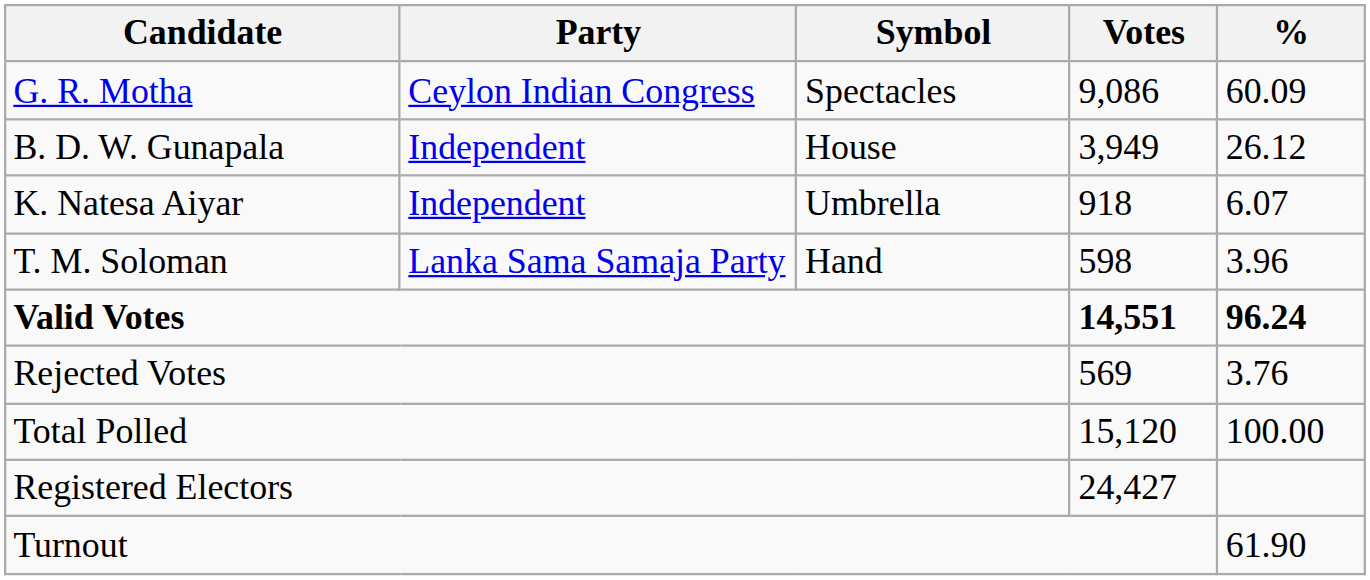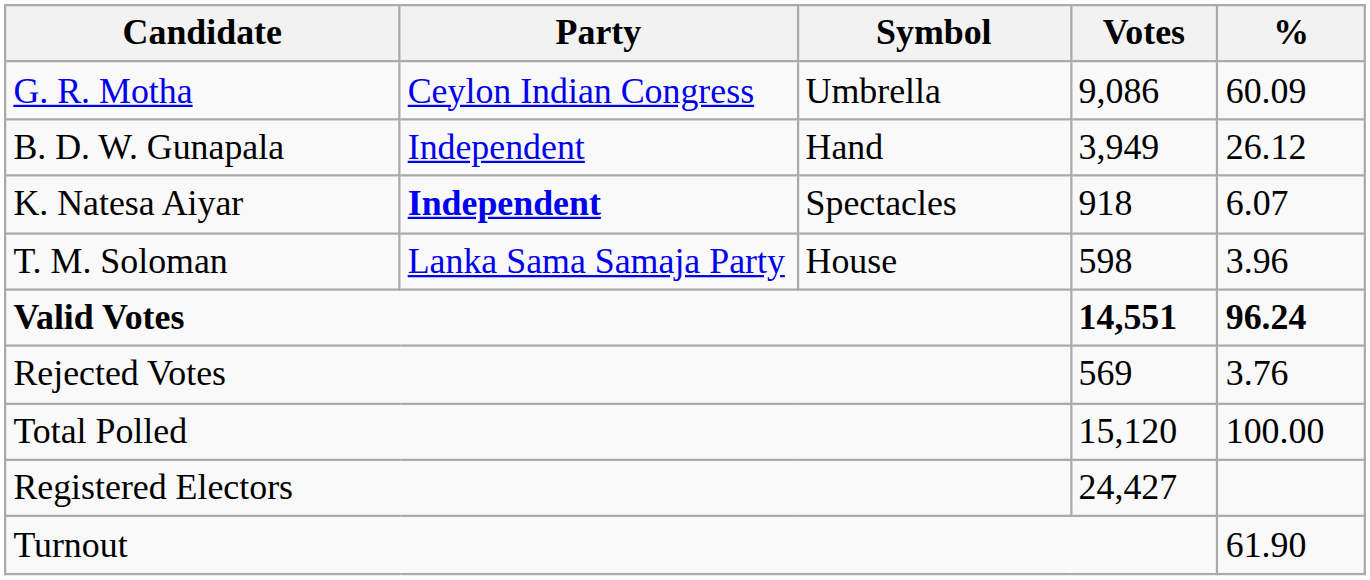(881, 89) Spectacles -> (873, 89) Umbrella
(851, 146) House -> (844, 146) Hand
(497, 203) normal -> (504, 203) bold
(873, 203) Umbrella -> (881, 203) Spectacles
(844, 260) Hand -> (851, 260) House
